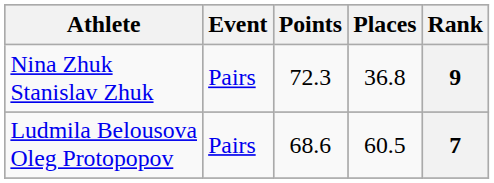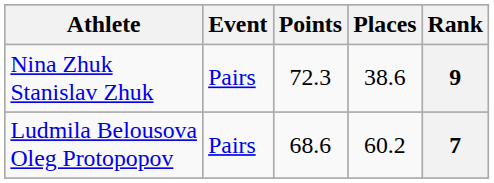(385, 77) 36.8 -> (385, 77) 38.6
(385, 144) 60.5 -> (385, 144) 60.2
